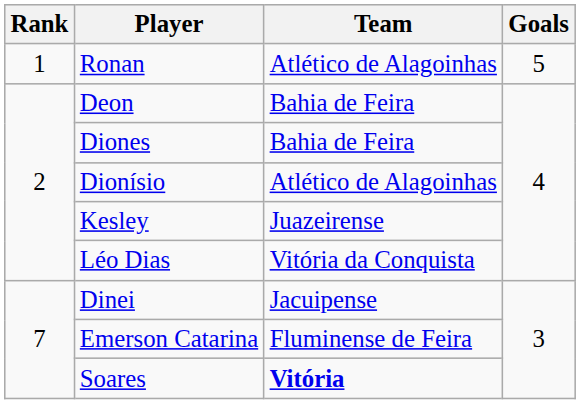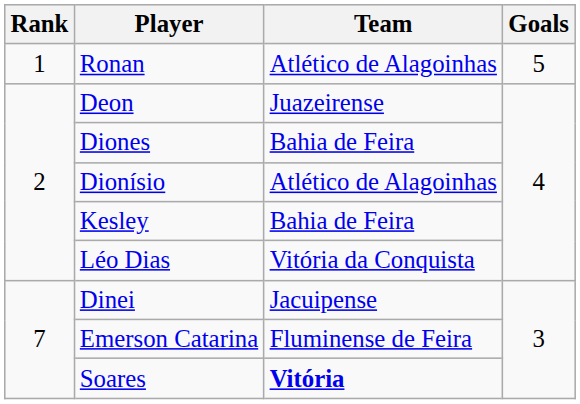(342, 102) Bahia de Feira -> (327, 102) Juazeirense
(327, 220) Juazeirense -> (342, 220) Bahia de Feira
